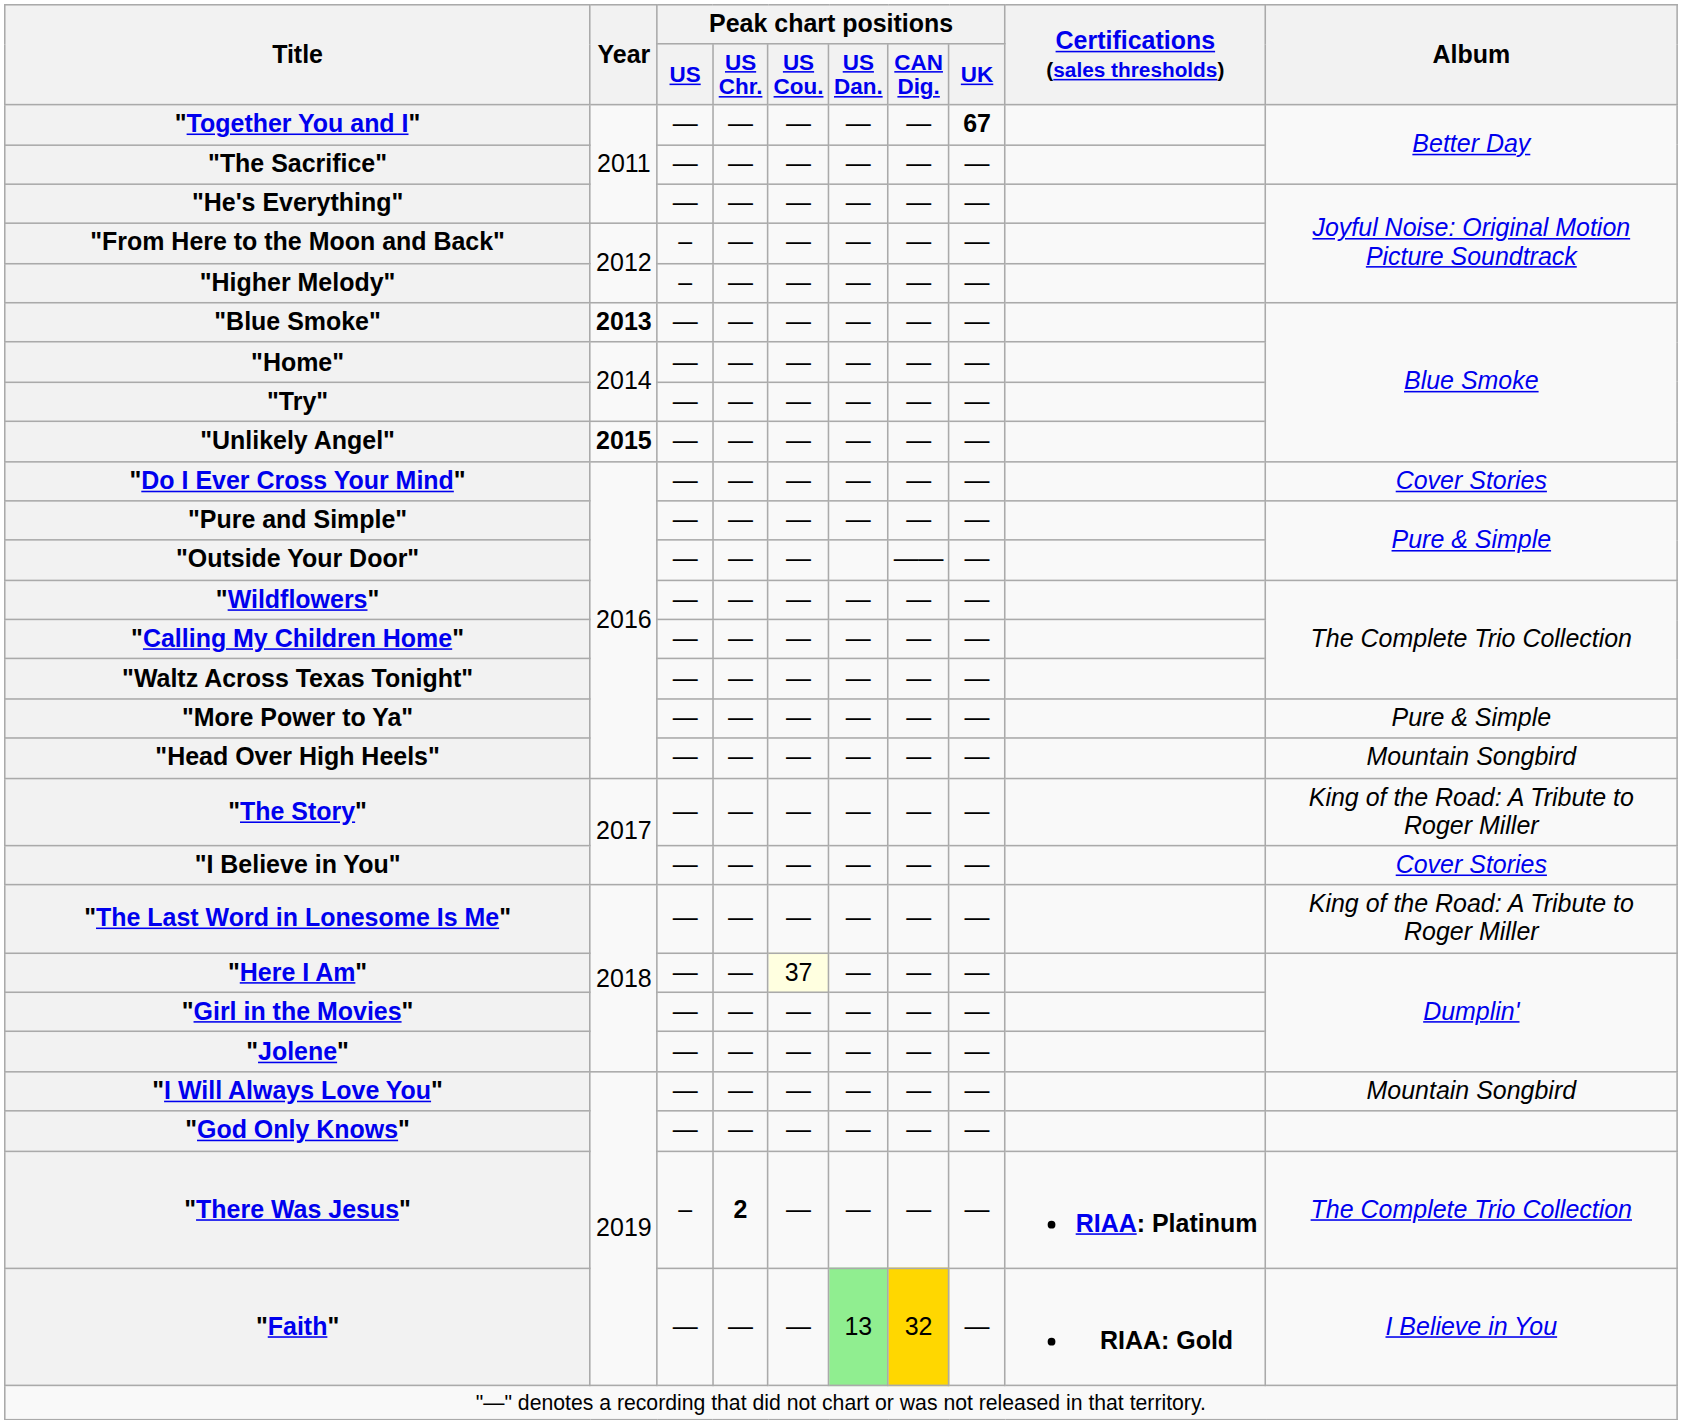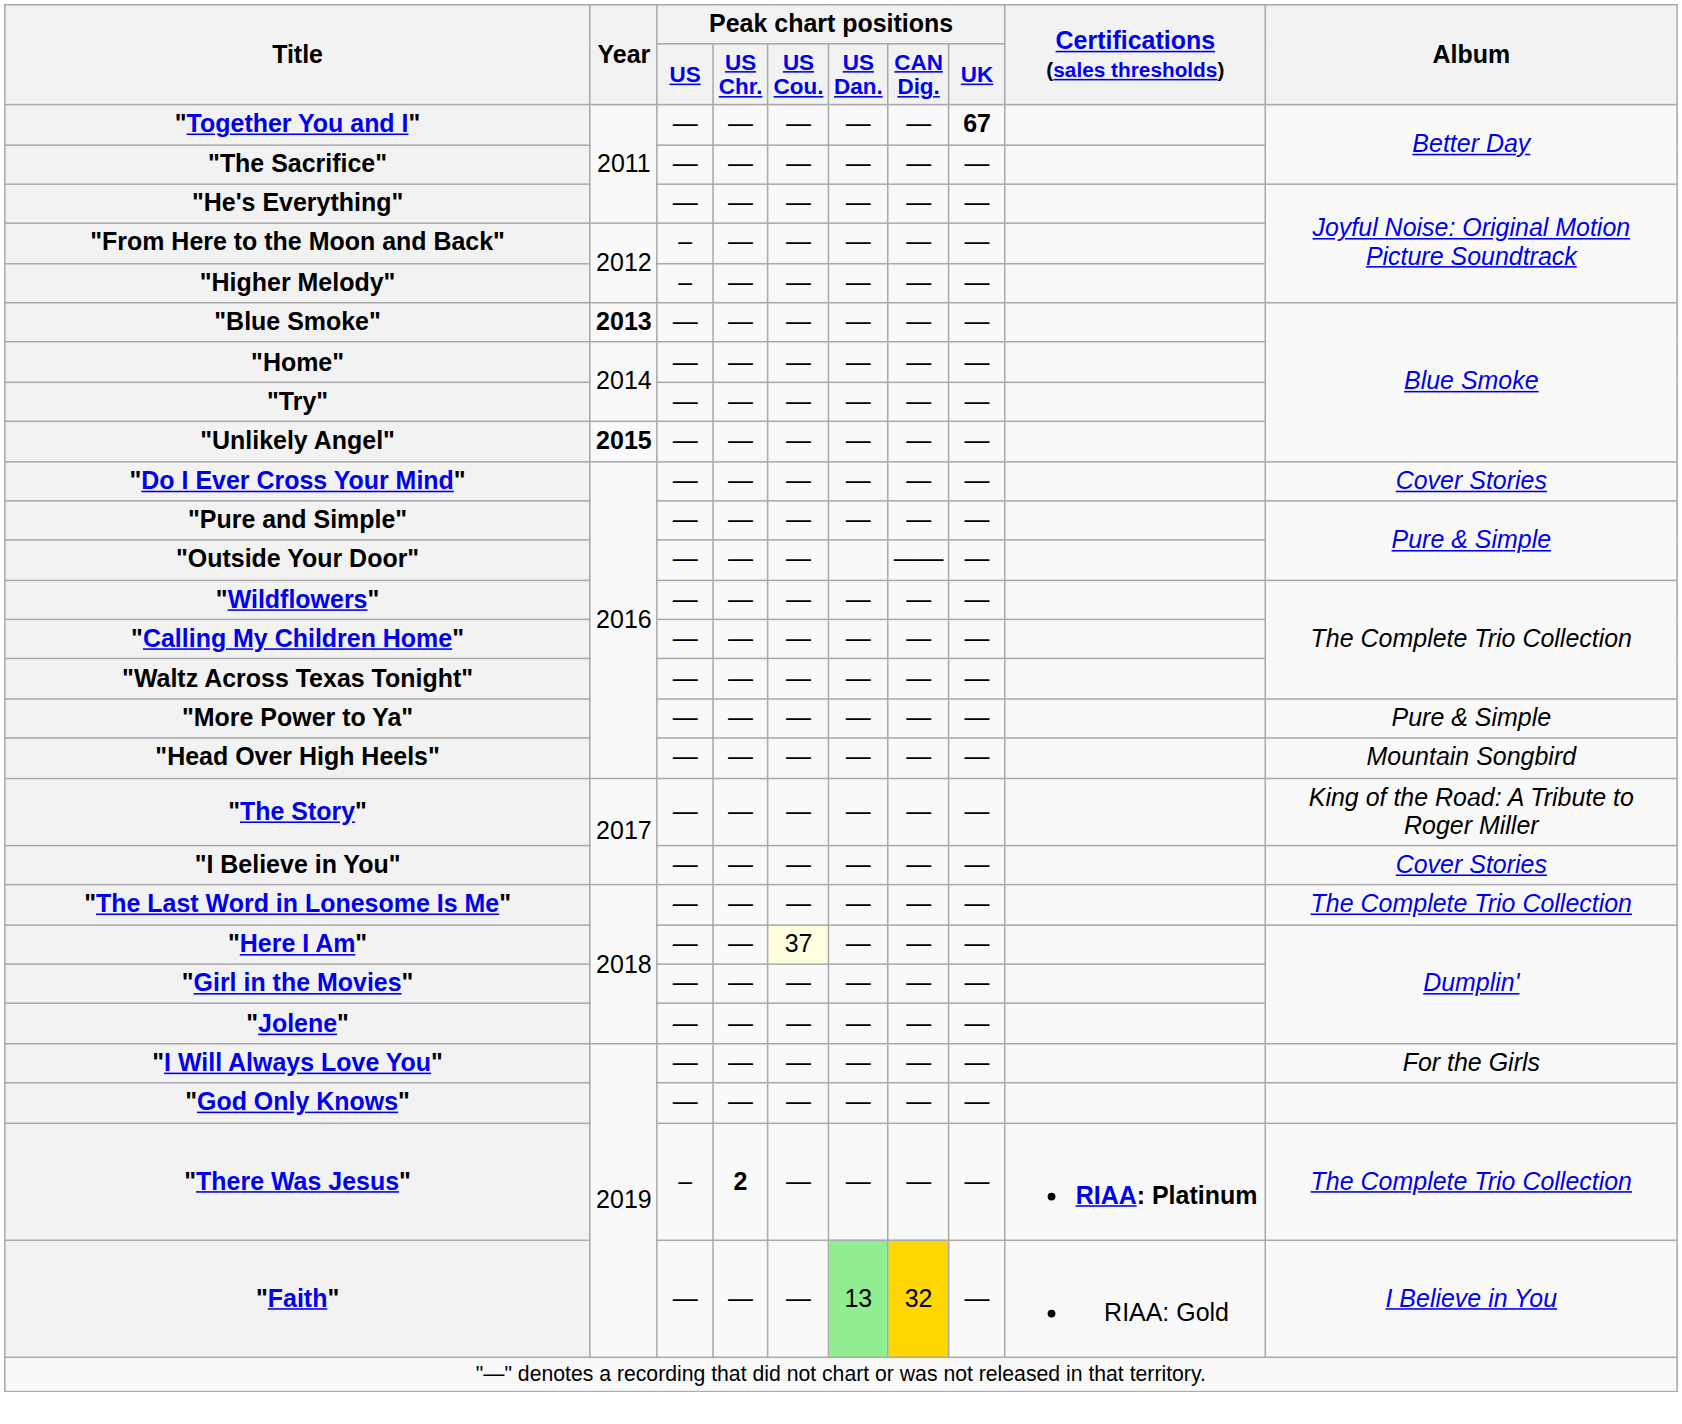(1471, 918) King of the Road: A Tribute to Roger Miller -> (1471, 904) The Complete Trio Collection
(1471, 1090) Mountain Songbird -> (1471, 1062) For the Girls
(1135, 1341) bold -> (1135, 1313) normal
